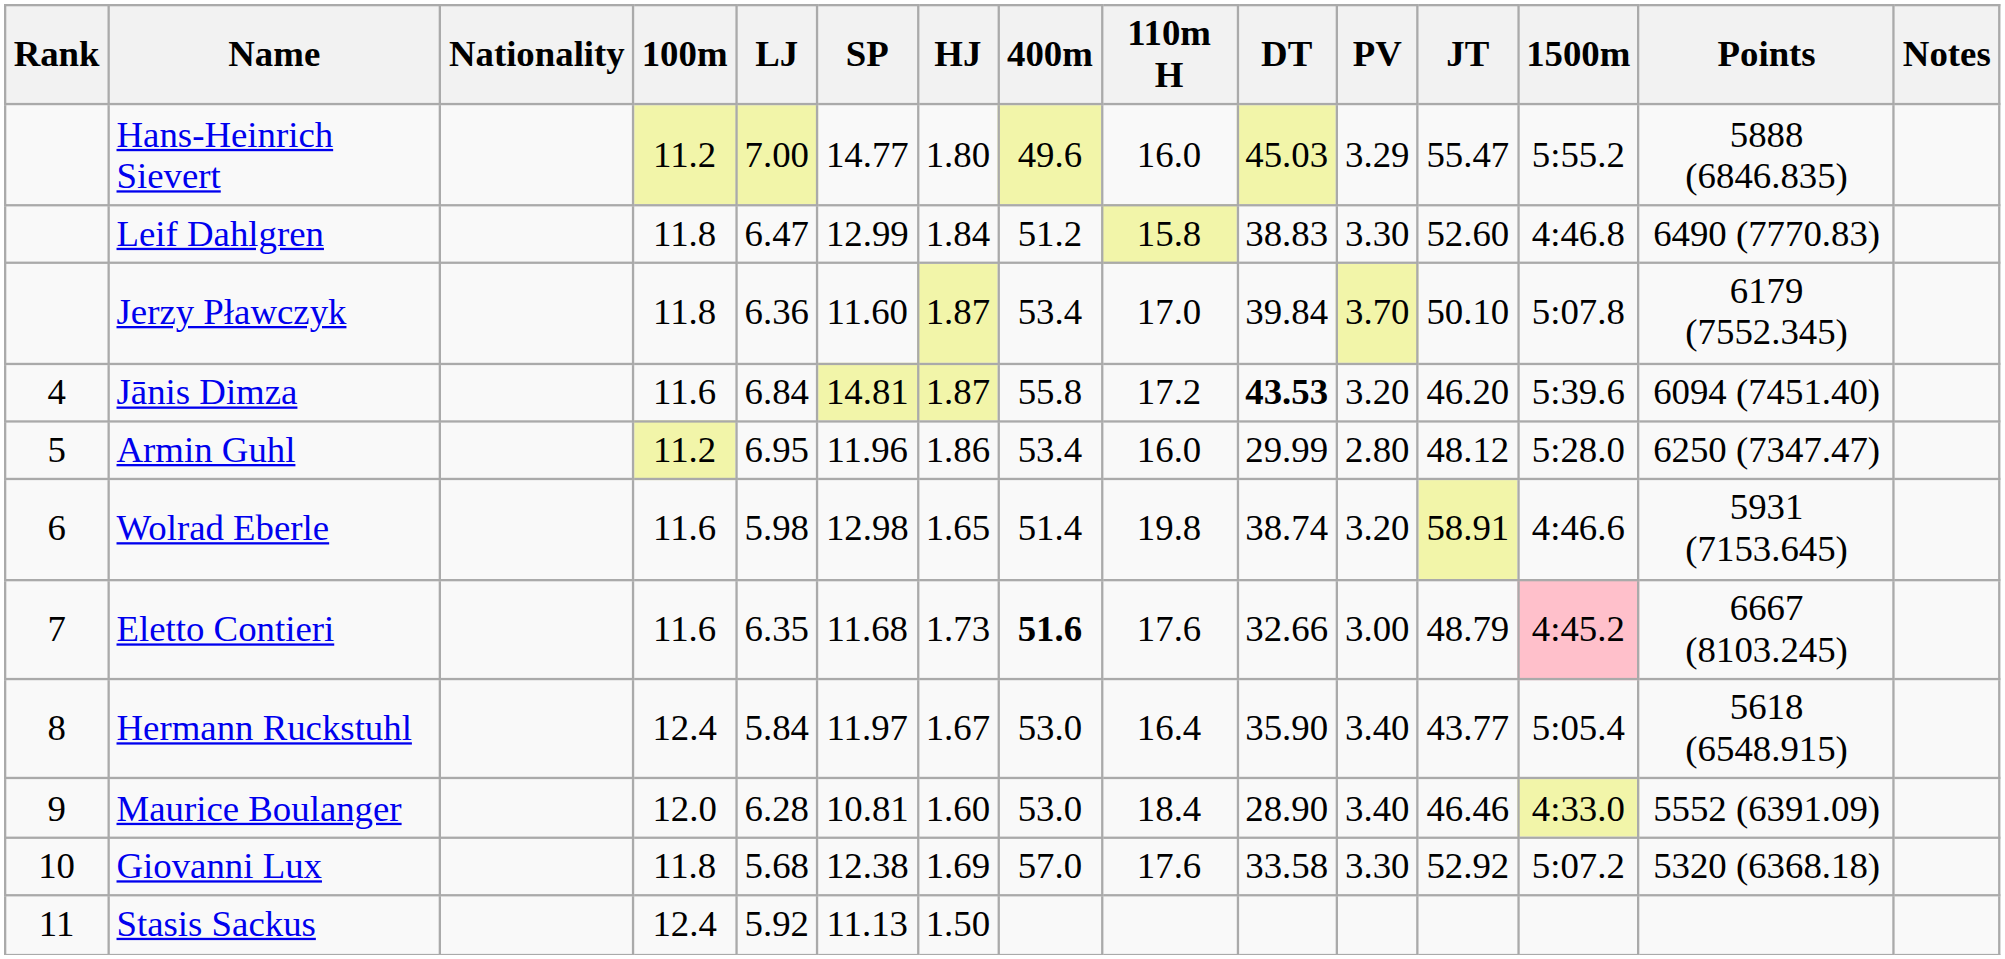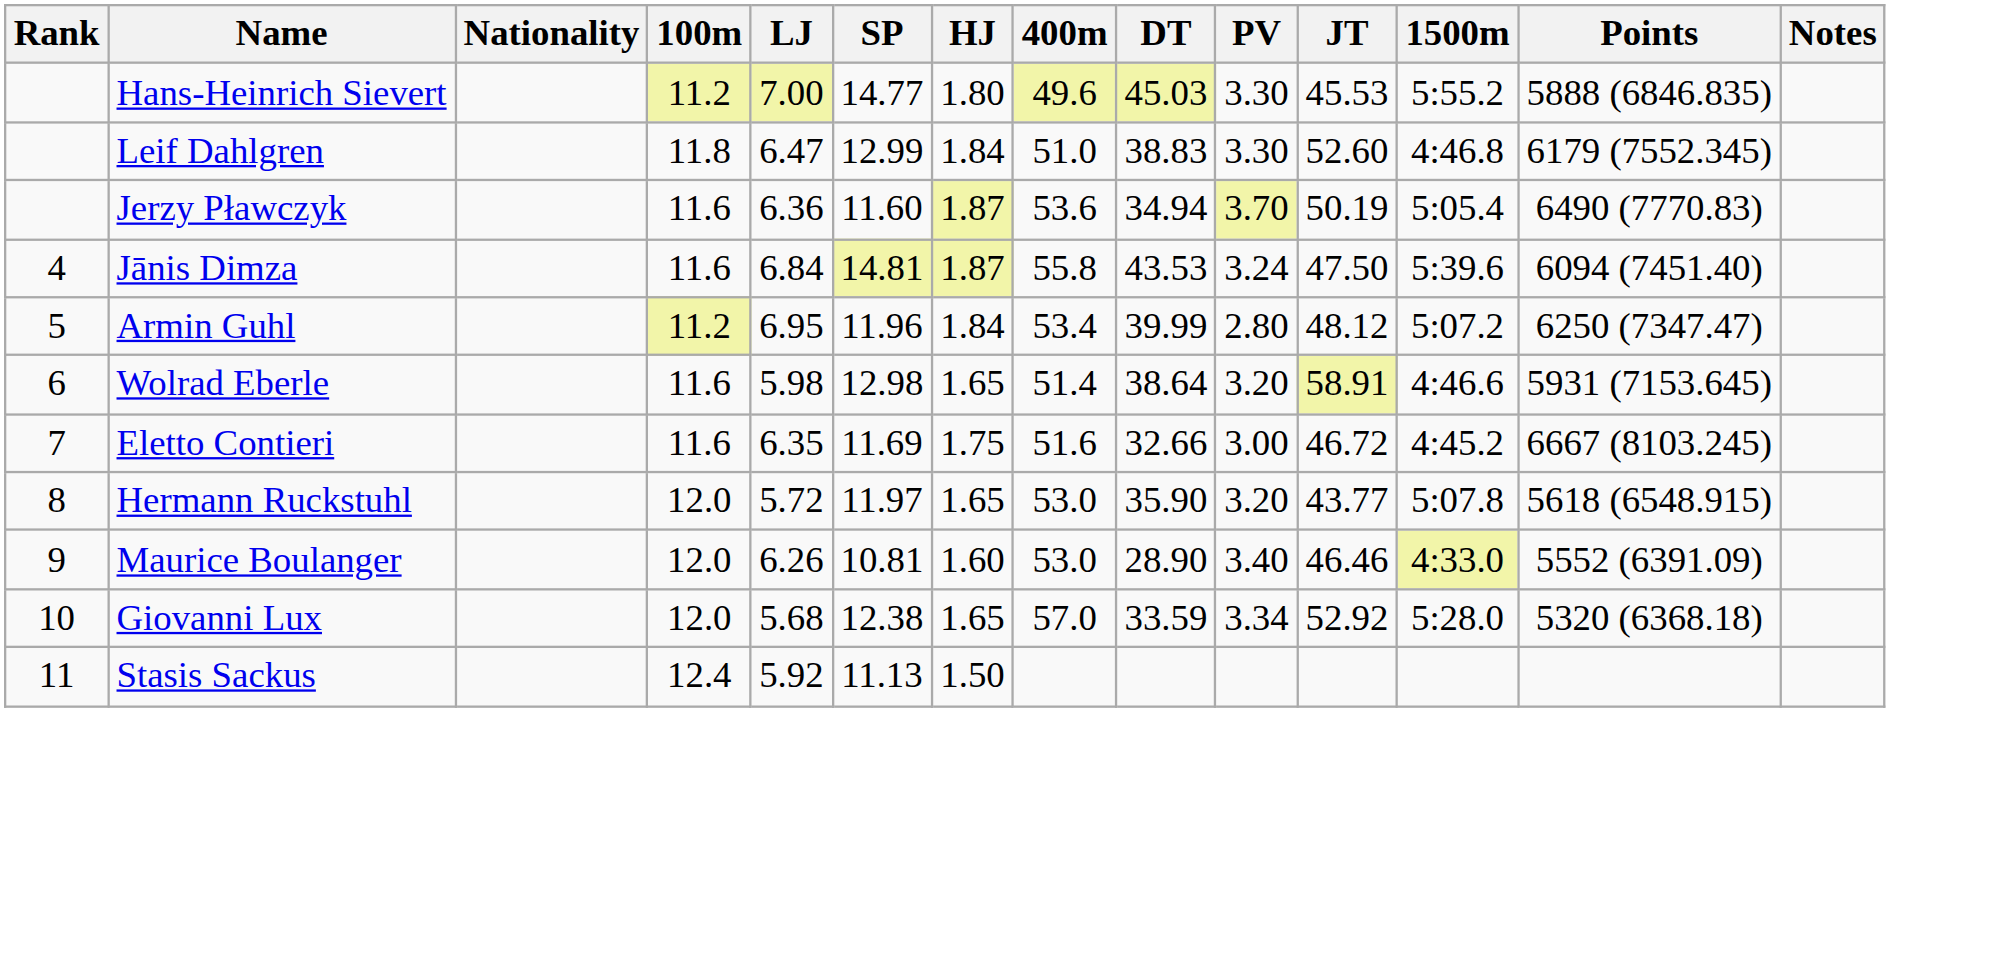- column: (1169, 54)
(1377, 154) 3.29 -> (1256, 92) 3.30
(1468, 154) 55.47 -> (1347, 92) 45.53
(1050, 233) 51.2 -> (1065, 150) 51.0
(1767, 233) 6490 (7770.83) -> (1649, 150) 6179 (7552.345)
(685, 312) 11.8 -> (699, 208) 11.6
(1050, 312) 53.4 -> (1065, 208) 53.6
(1287, 312) 39.84 -> (1166, 208) 34.94
(1468, 312) 50.10 -> (1347, 208) 50.19
(1578, 312) 5:07.8 -> (1458, 208) 5:05.4
(1767, 312) 6179 (7552.345) -> (1649, 208) 6490 (7770.83)
(1287, 391) bold -> (1166, 267) normal
(1377, 391) 3.20 -> (1256, 267) 3.24
(1468, 391) 46.20 -> (1347, 267) 47.50
(958, 449) 1.86 -> (973, 325) 1.84
(1287, 449) 29.99 -> (1166, 325) 39.99
(1578, 449) 5:28.0 -> (1458, 325) 5:07.2
(1287, 528) 38.74 -> (1166, 383) 38.64
(867, 628) 11.68 -> (882, 442) 11.69
(958, 628) 1.73 -> (973, 442) 1.75
(1050, 628) bold -> (1065, 442) normal
(1468, 628) 48.79 -> (1347, 442) 46.72
(1578, 628) pink background -> (1458, 442) no background
(685, 728) 12.4 -> (699, 500) 12.0
(777, 728) 5.84 -> (791, 500) 5.72
(958, 728) 1.67 -> (973, 500) 1.65
(1377, 728) 3.40 -> (1256, 500) 3.20
(1578, 728) 5:05.4 -> (1458, 500) 5:07.8
(777, 807) 6.28 -> (791, 558) 6.26
(685, 865) 11.8 -> (699, 617) 12.0
(958, 865) 1.69 -> (973, 617) 1.65
(1287, 865) 33.58 -> (1166, 617) 33.59
(1377, 865) 3.30 -> (1256, 617) 3.34
(1578, 865) 5:07.2 -> (1458, 617) 5:28.0
